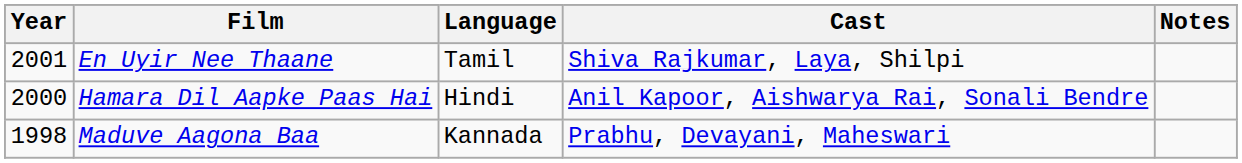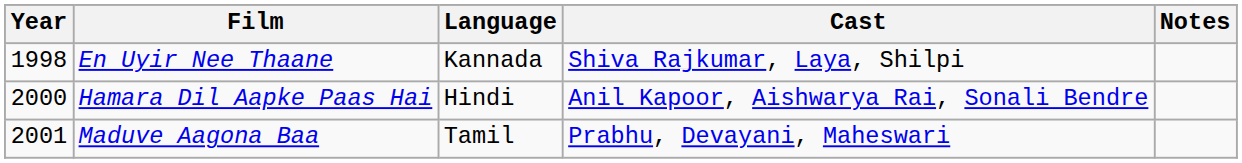(39, 62) 2001 -> (39, 62) 1998
(479, 62) Tamil -> (493, 62) Kannada
(39, 139) 1998 -> (39, 139) 2001
(493, 139) Kannada -> (479, 139) Tamil
